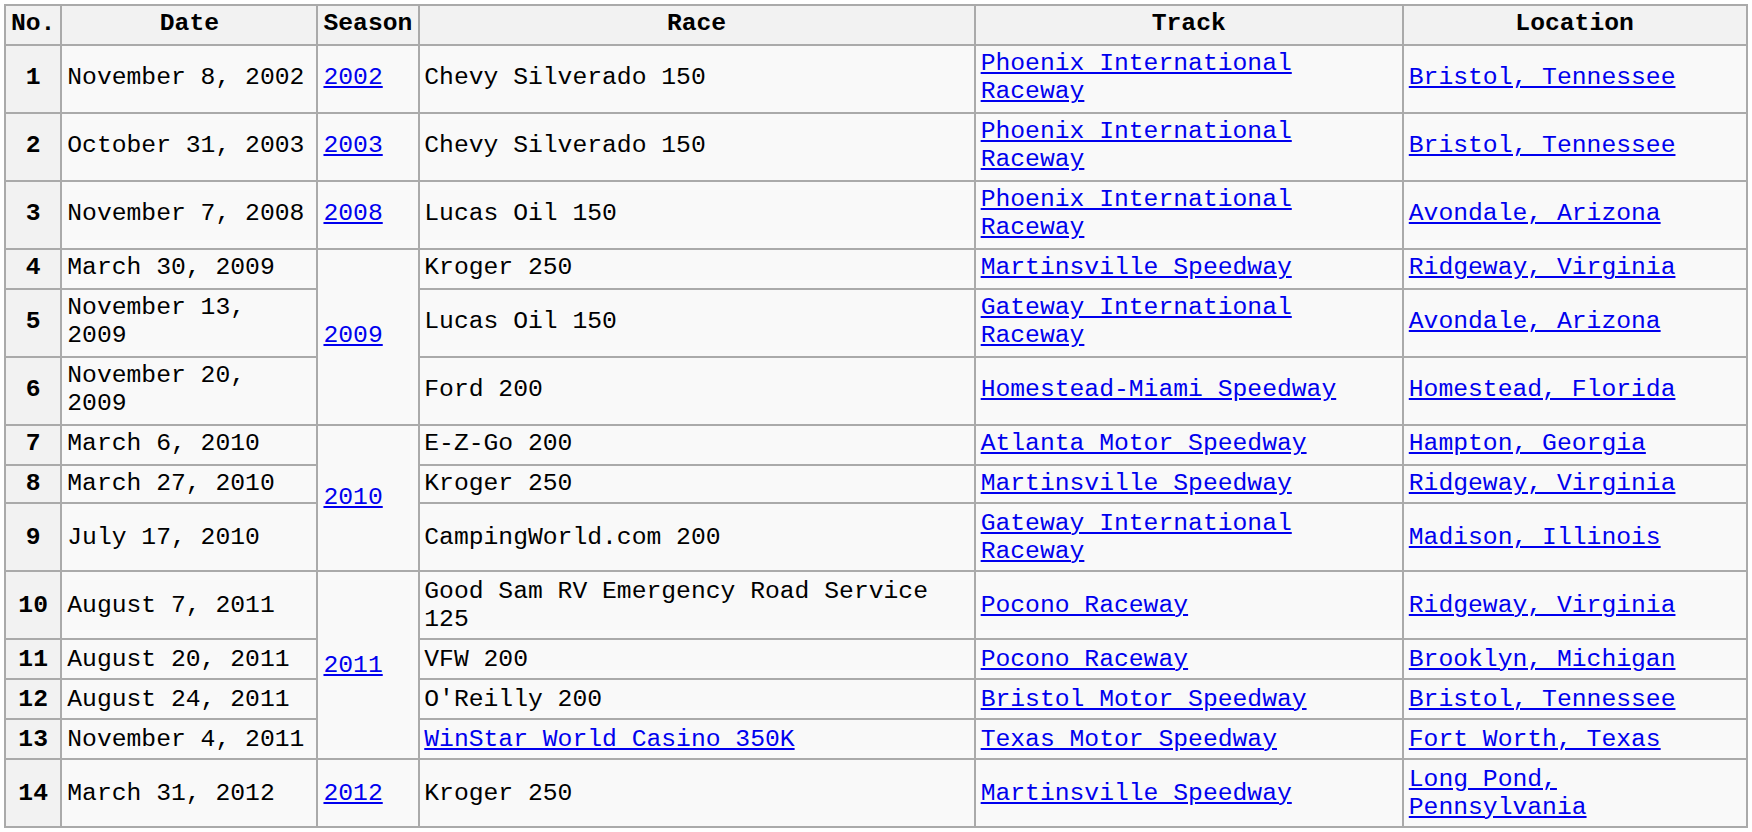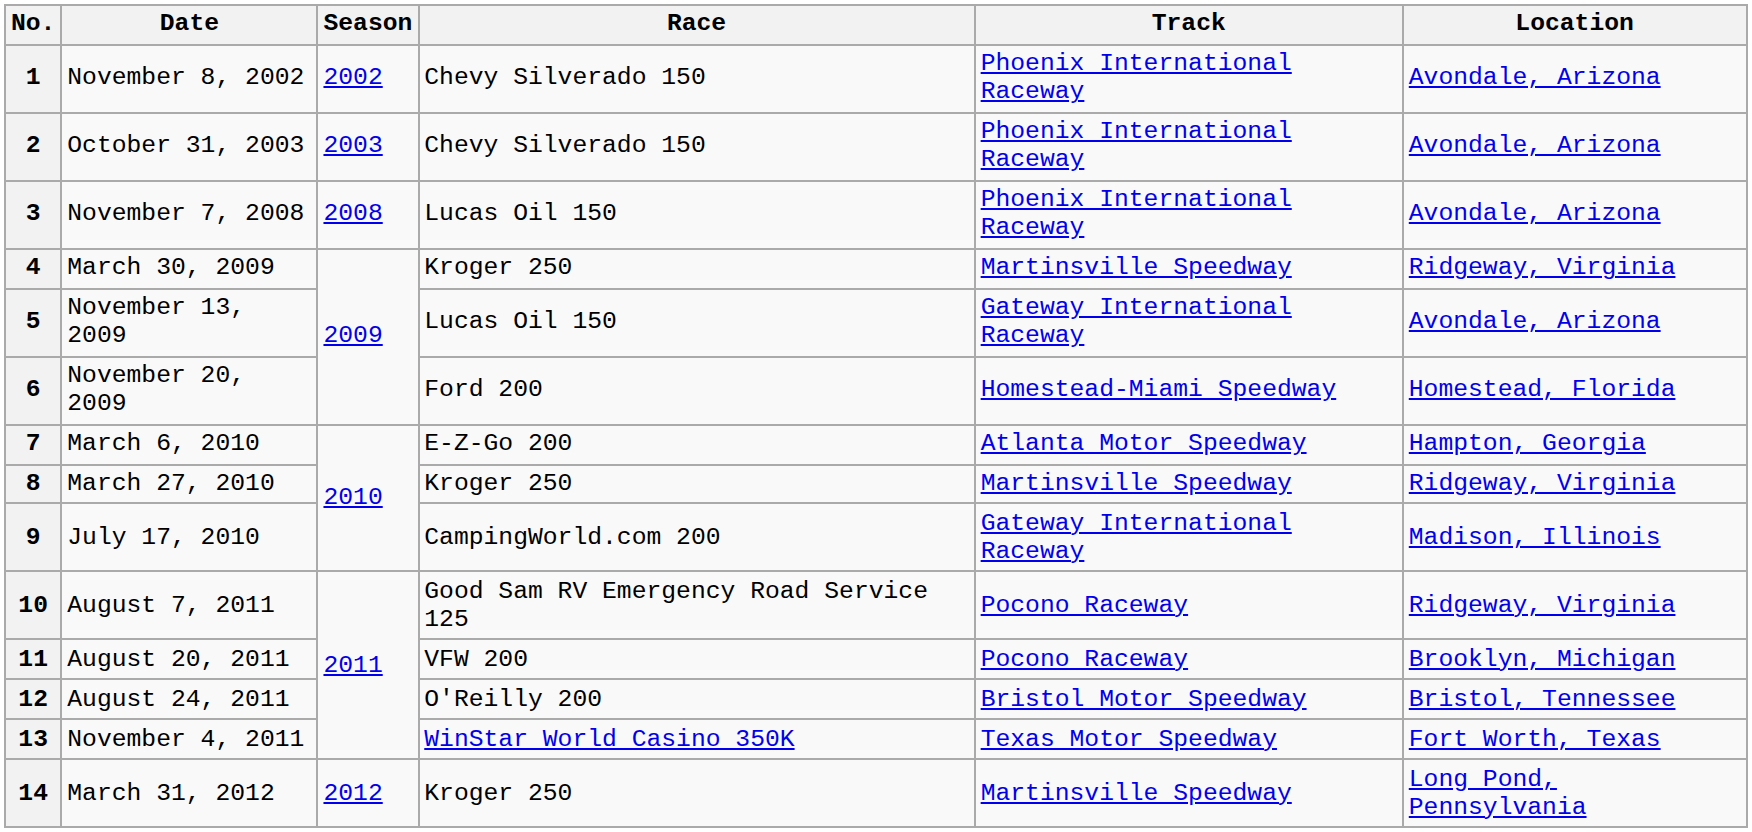(1542, 79) Bristol, Tennessee -> (1535, 79) Avondale, Arizona
(1542, 147) Bristol, Tennessee -> (1535, 147) Avondale, Arizona
